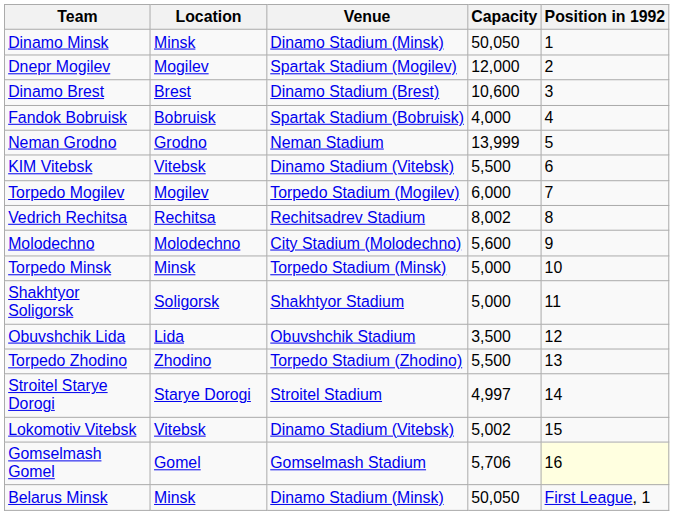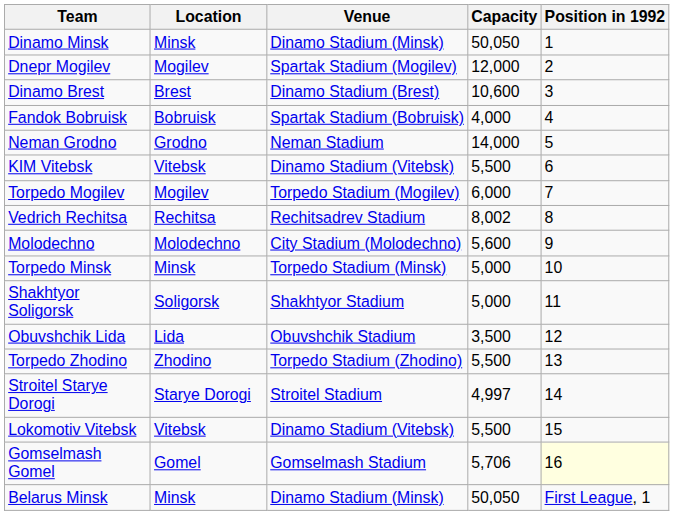(495, 142) 13,999 -> (495, 142) 14,000
(491, 429) 5,002 -> (491, 429) 5,500
